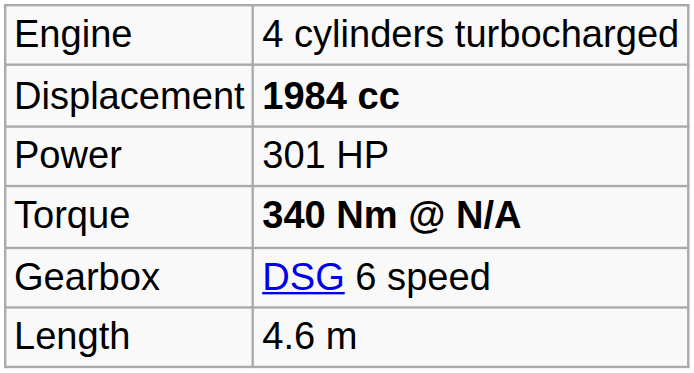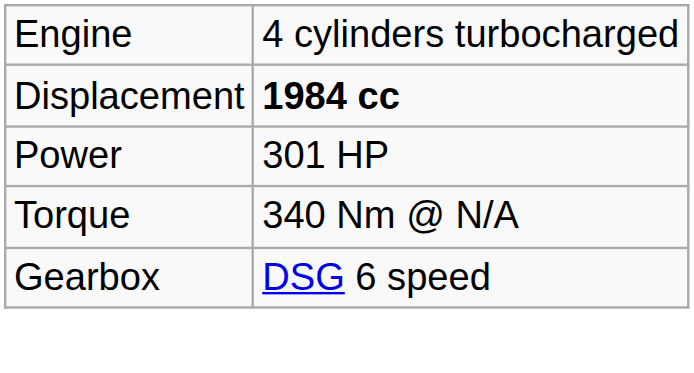(392, 215) bold -> (391, 215) normal
- row: (72, 336)
